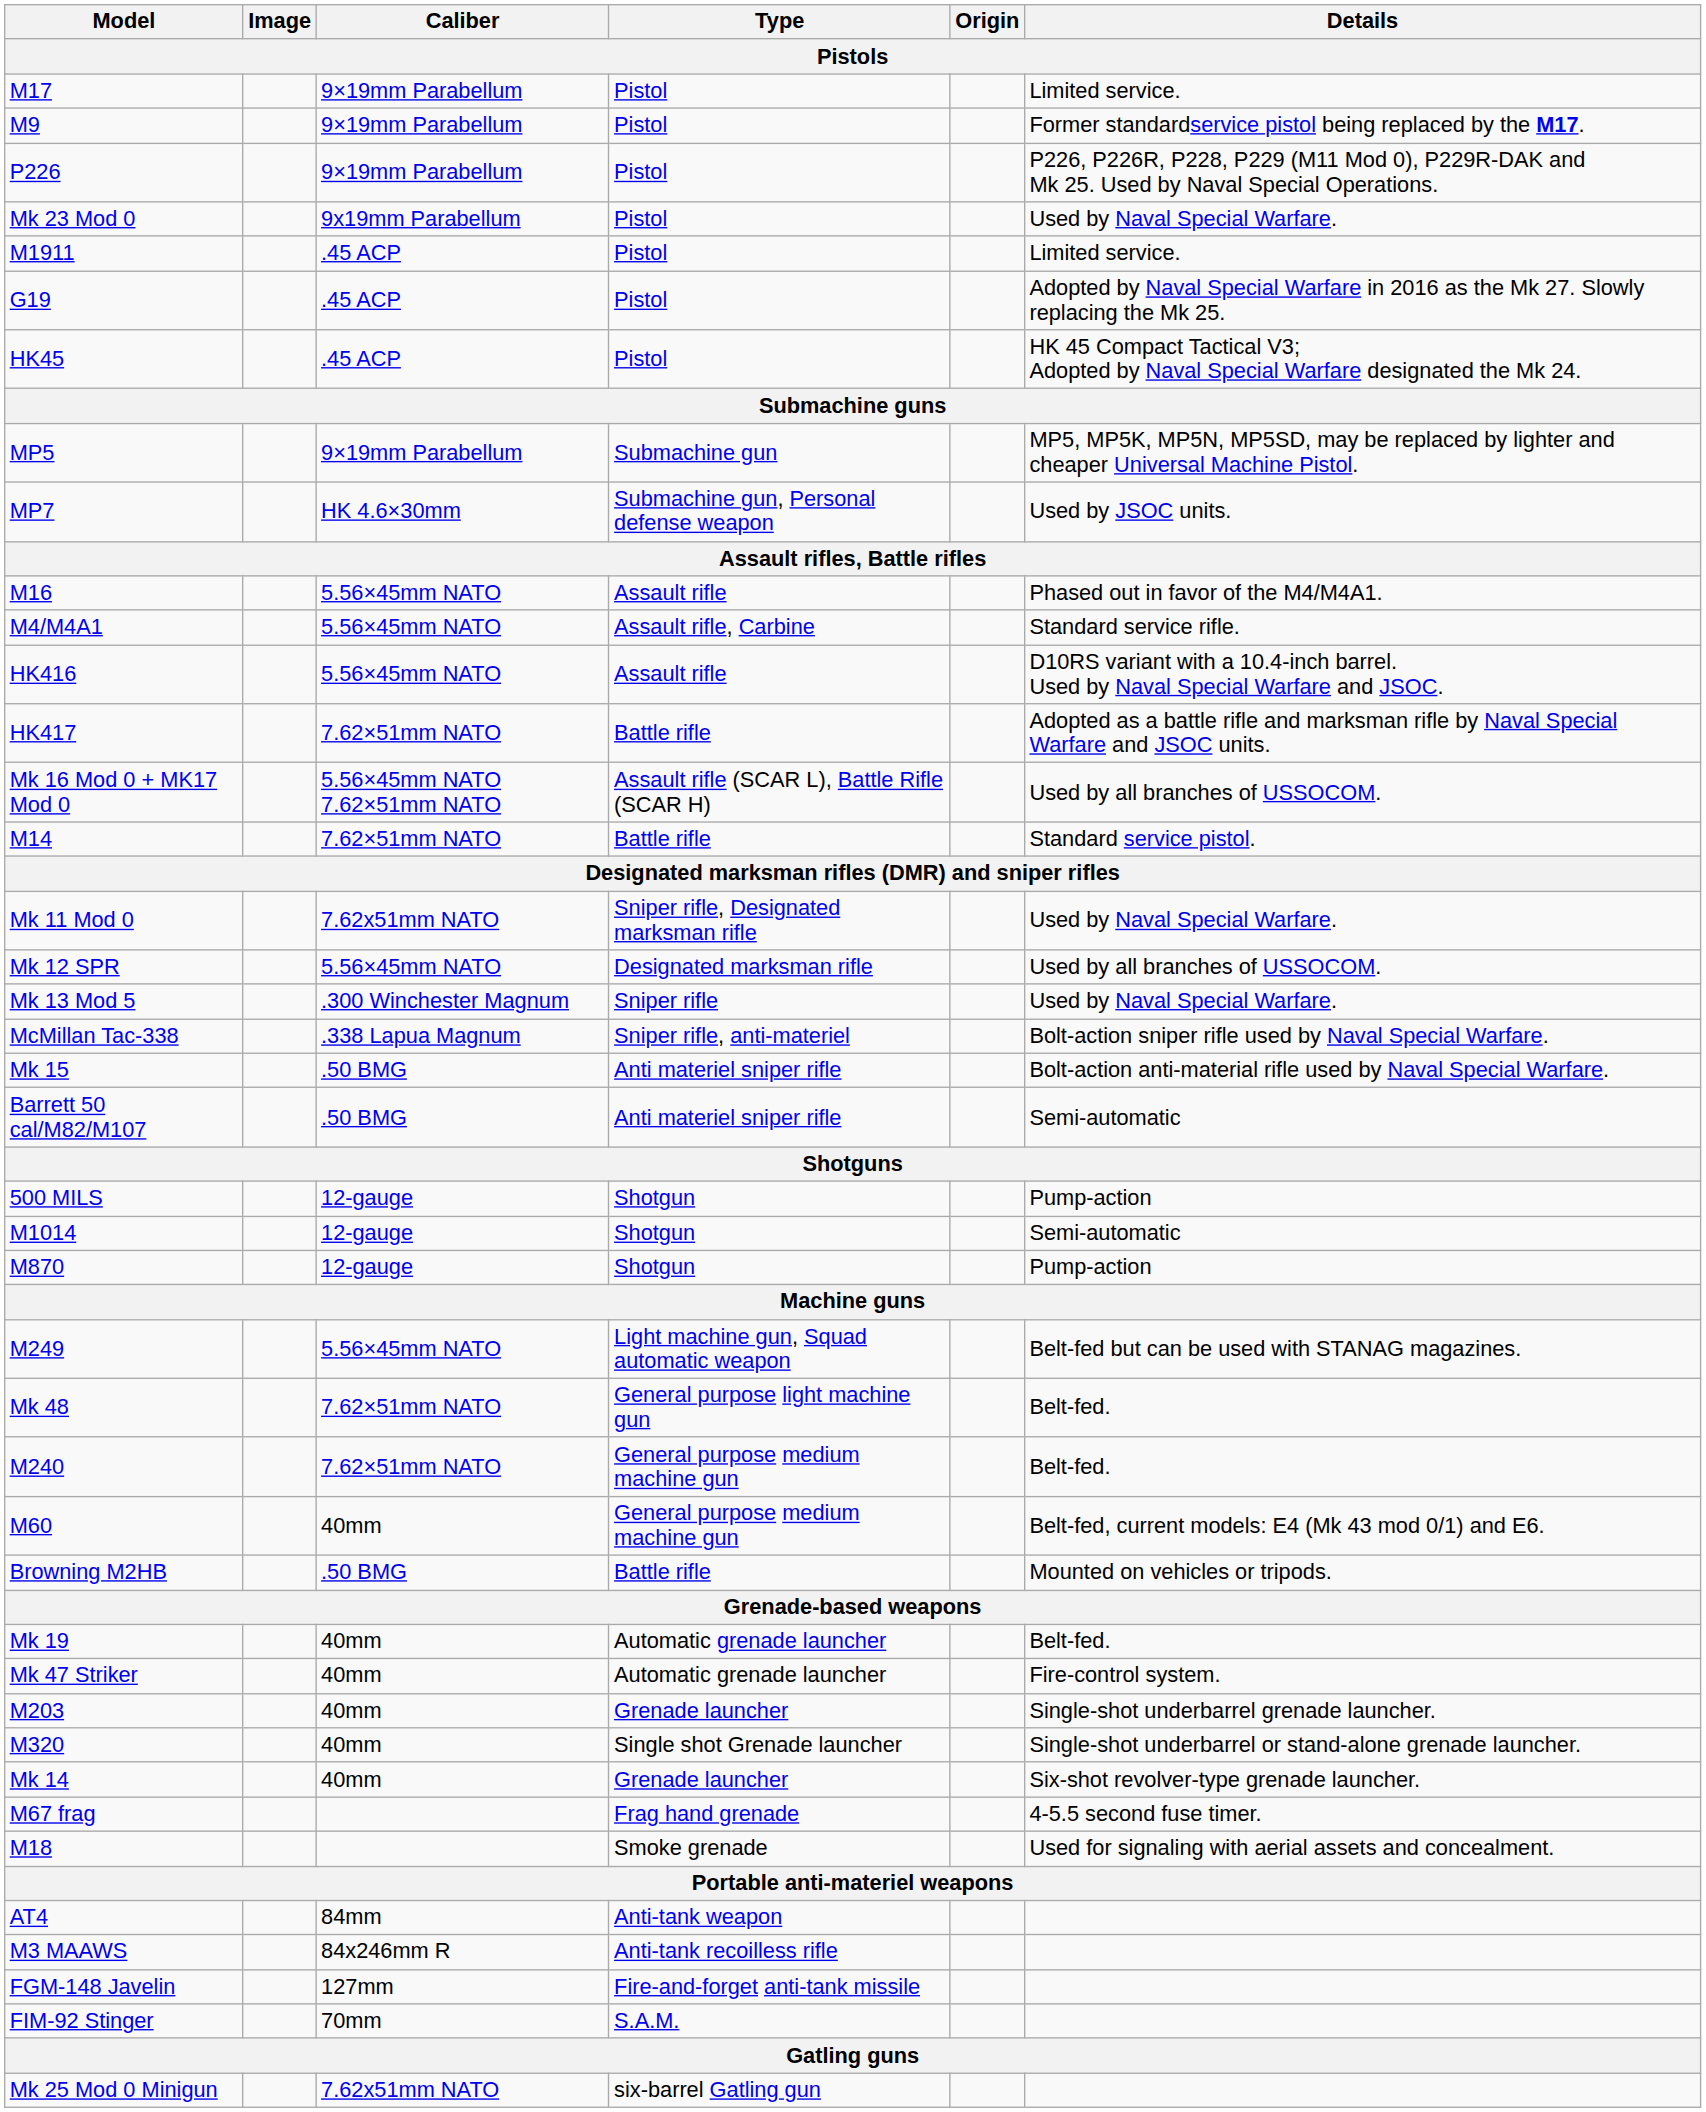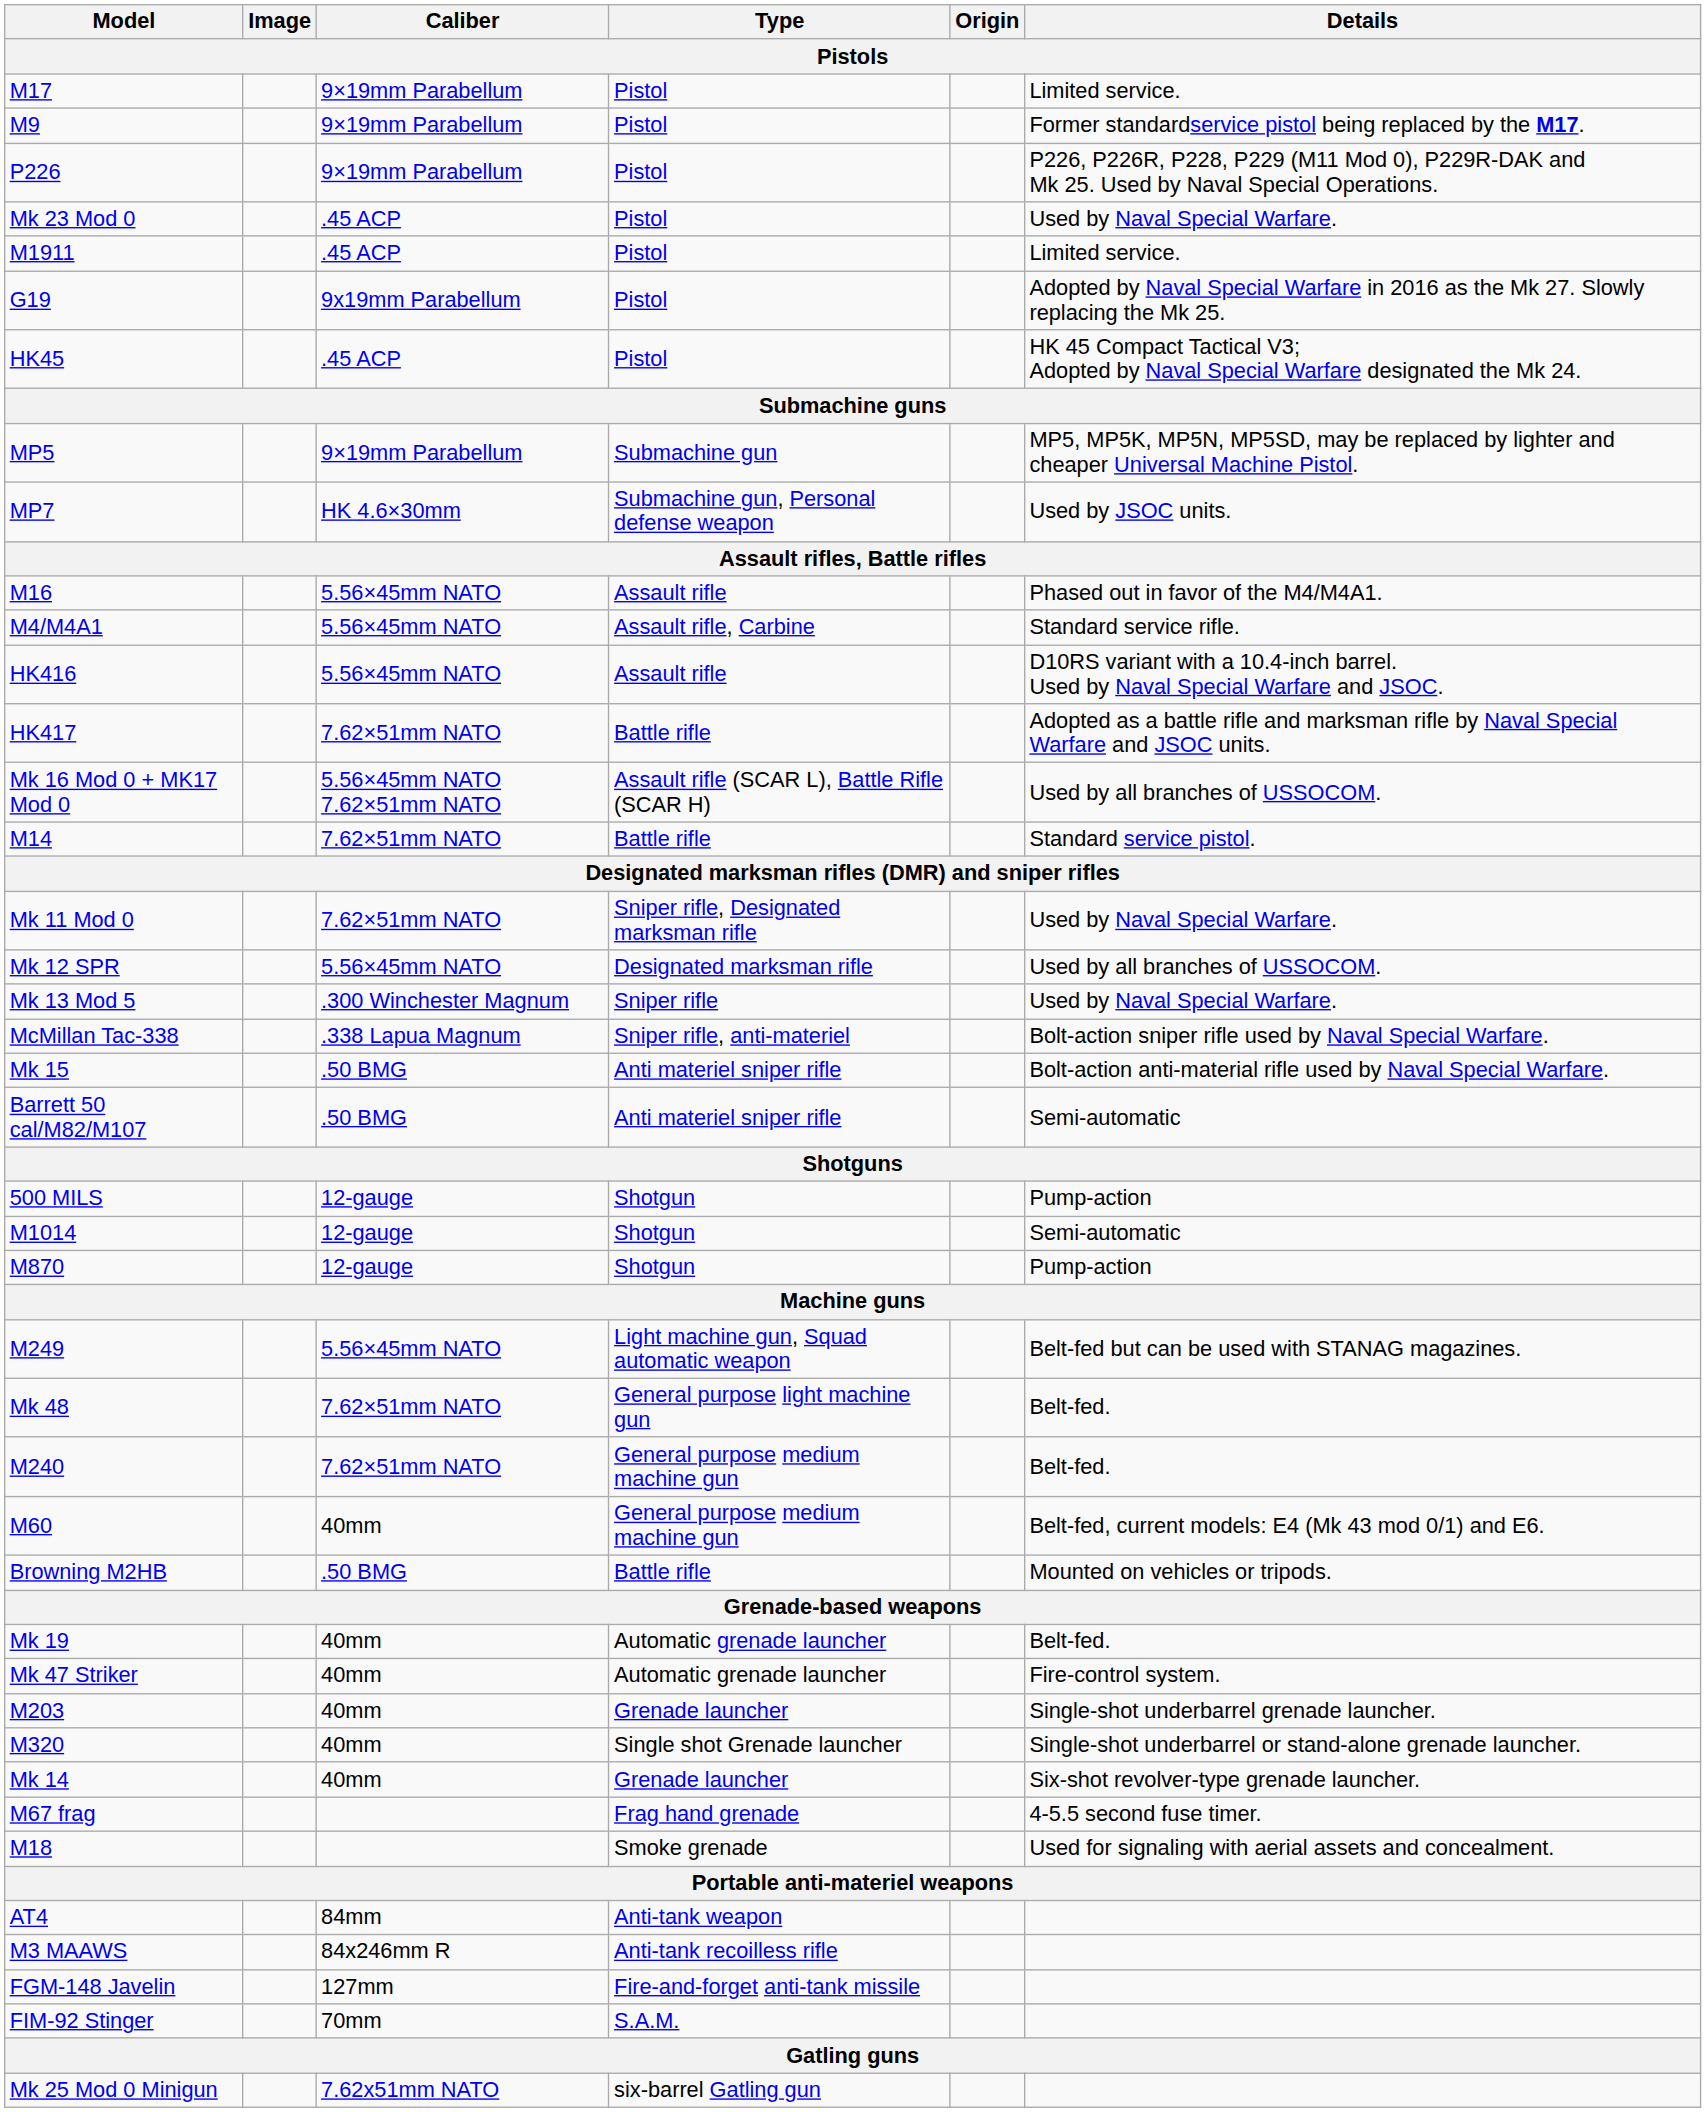(421, 218) 9x19mm Parabellum -> (361, 218) .45 ACP
(361, 300) .45 ACP -> (421, 300) 9x19mm Parabellum
(410, 920) 7.62x51mm NATO -> (411, 920) 7.62×51mm NATO
